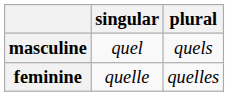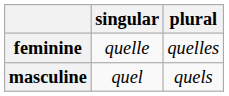rows swapped: (48, 47) <-> (48, 76)
